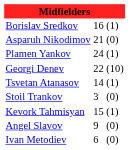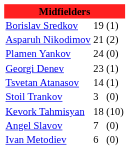(99, 25) 16 -> (99, 25) 19
(112, 40) (0) -> (112, 40) (2)
(112, 54) (1) -> (112, 54) (0)
(99, 68) 22 -> (99, 68) 23
(115, 68) (10) -> (112, 68) (1)
(99, 111) 15 -> (99, 111) 18
(112, 111) (1) -> (115, 111) (10)
(96, 125) 9 -> (96, 125) 7
